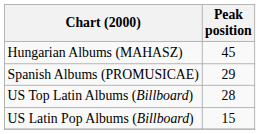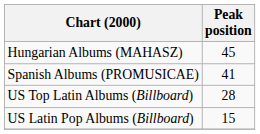(228, 74) 29 -> (228, 74) 41
